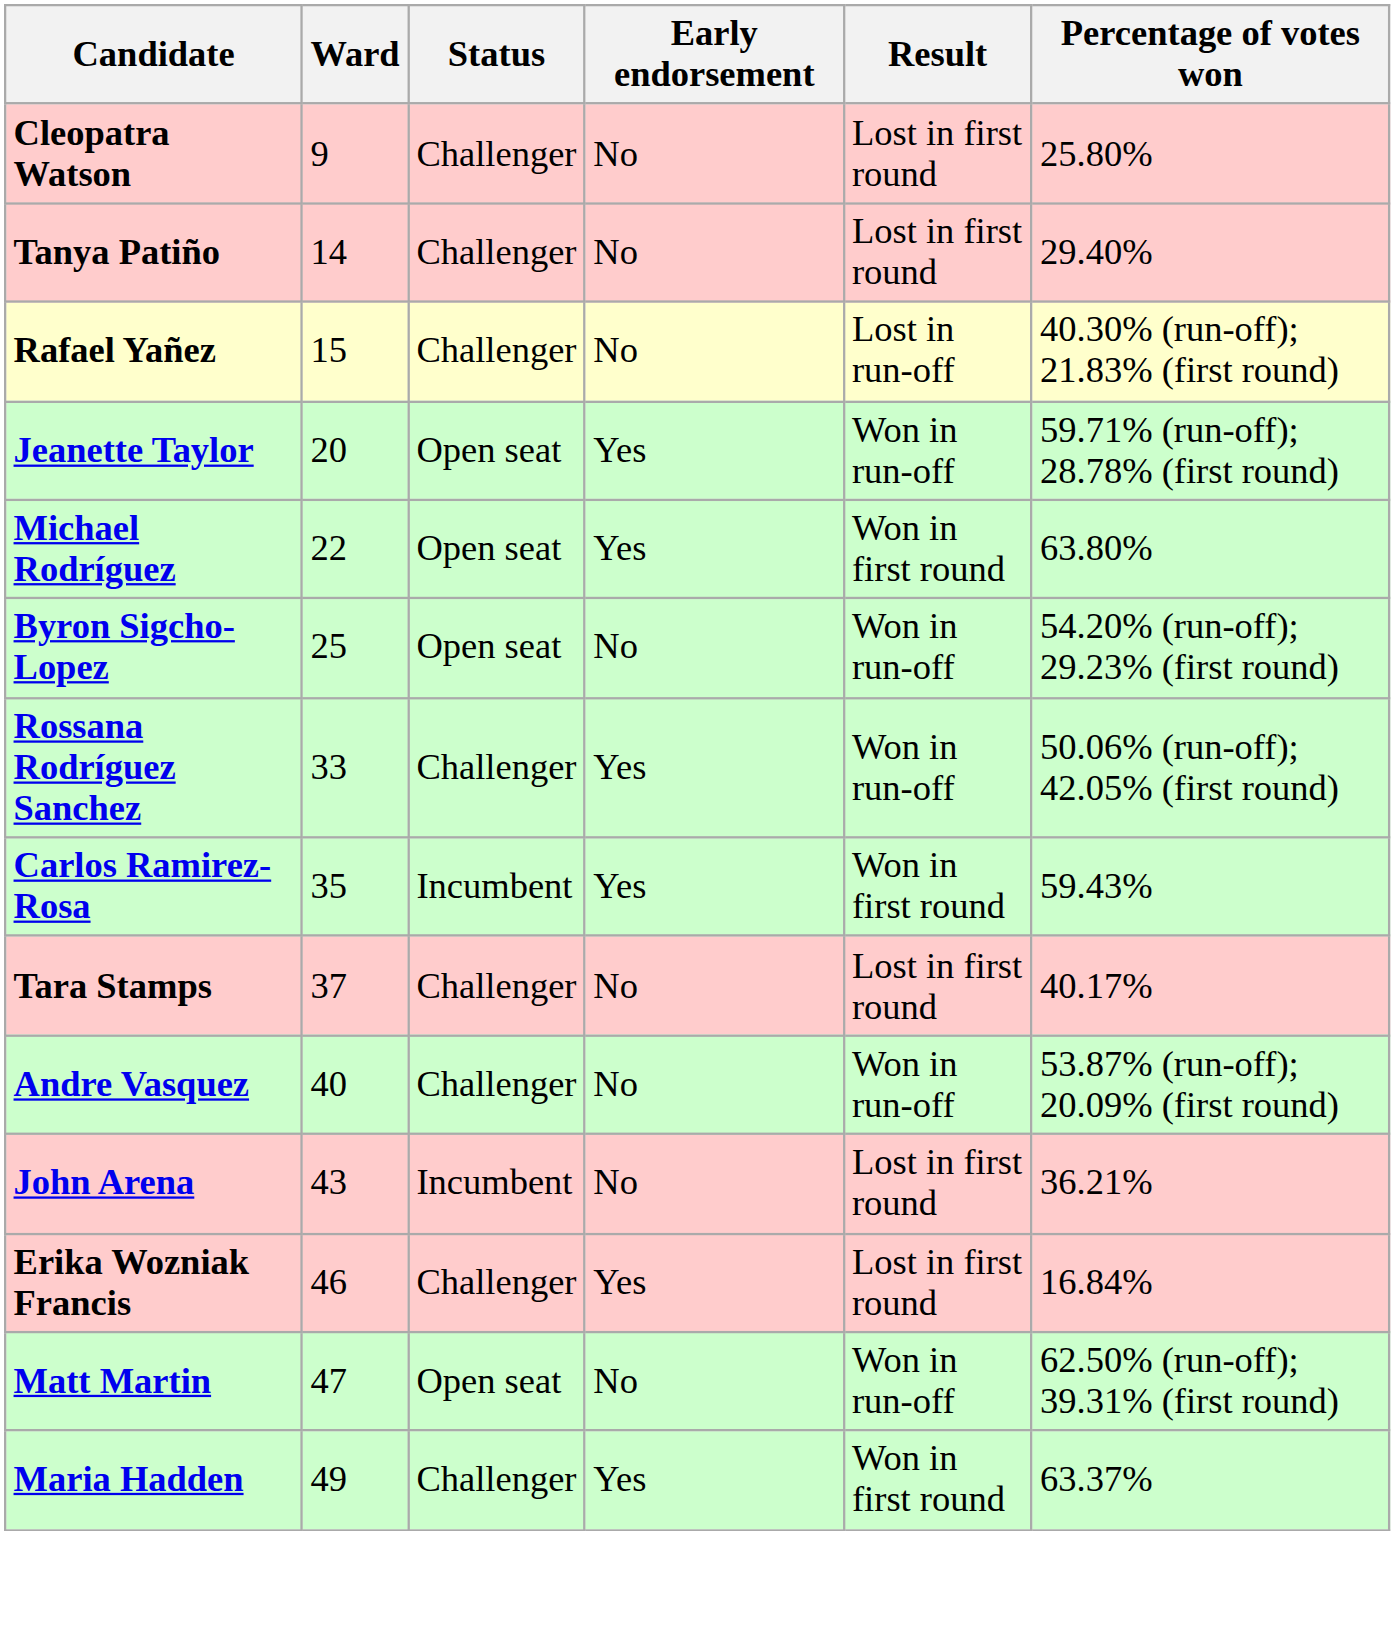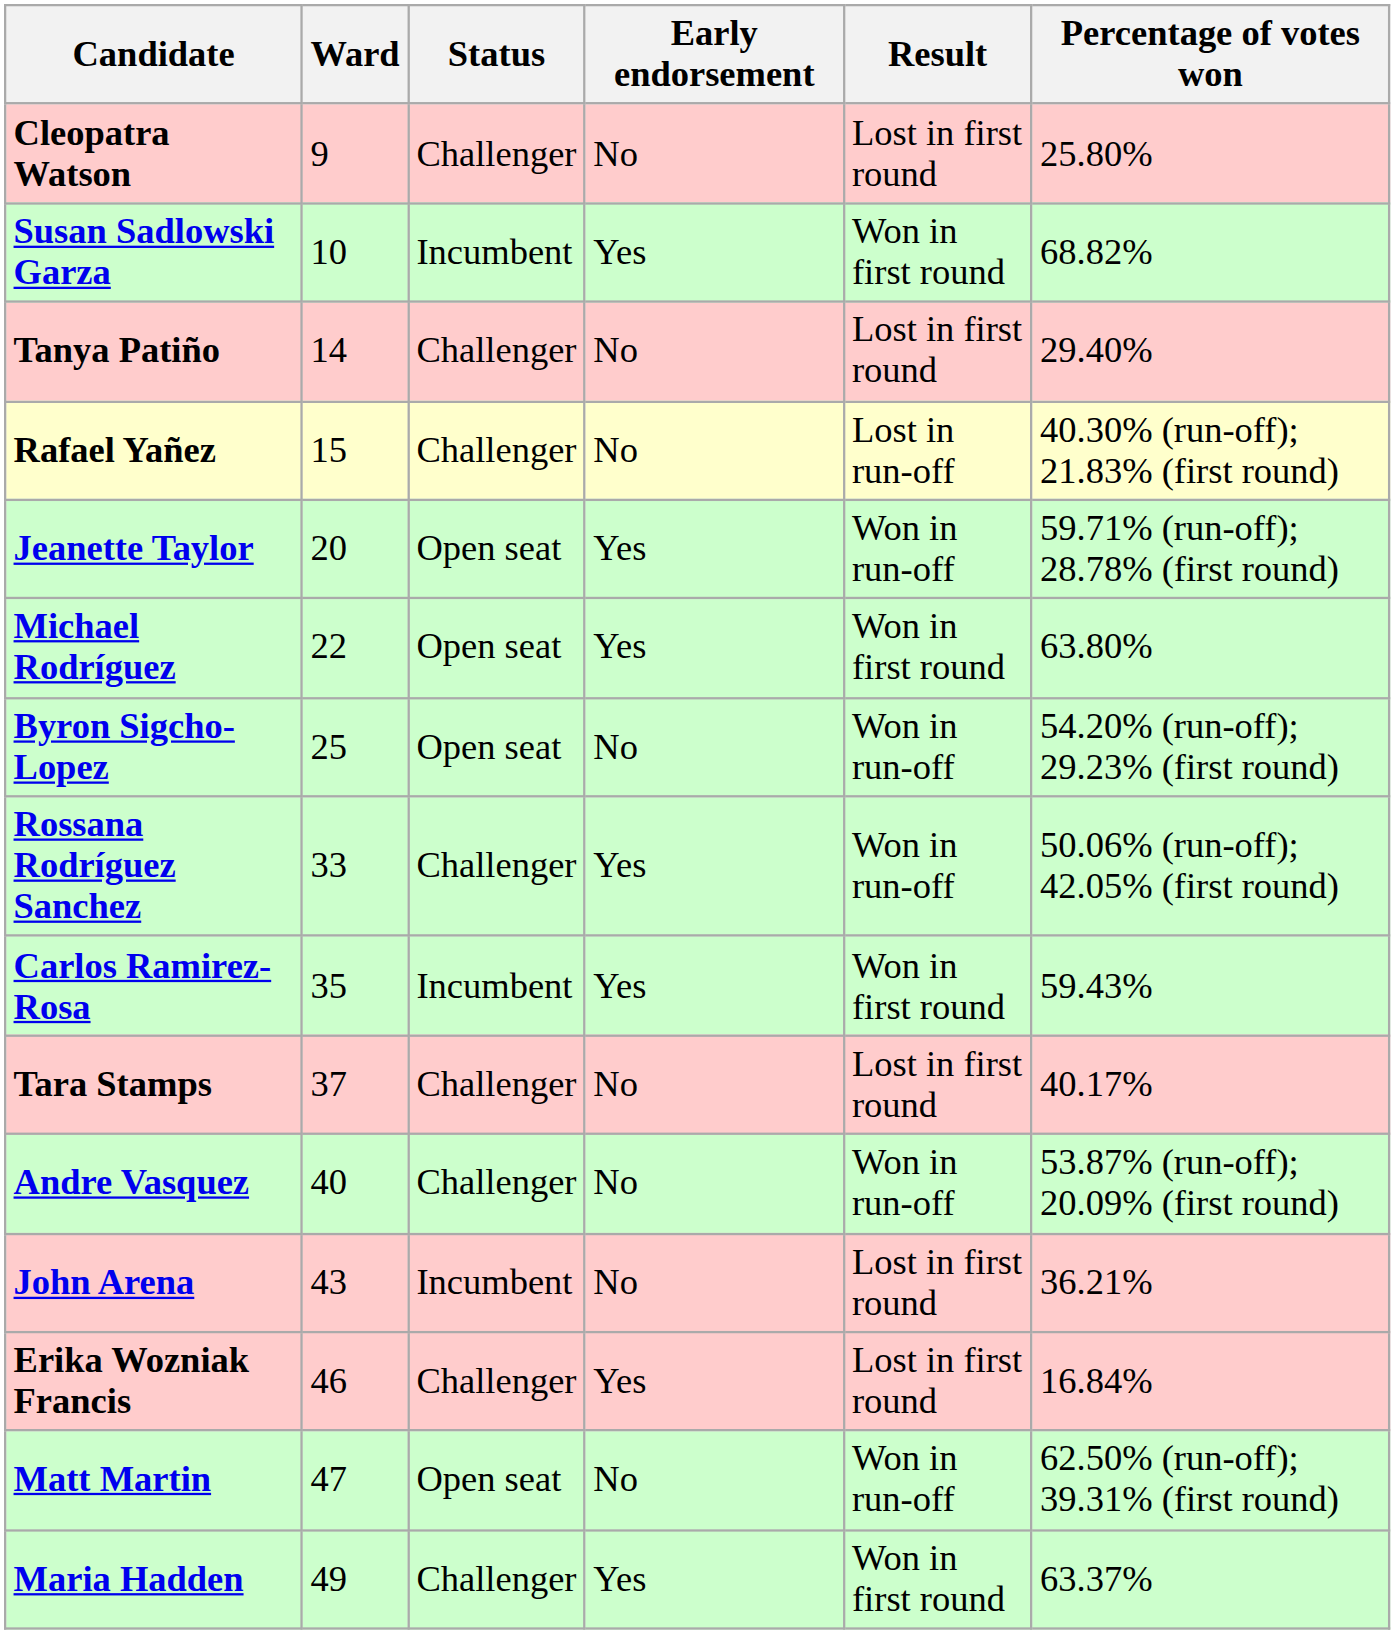+ row: (144, 251)
